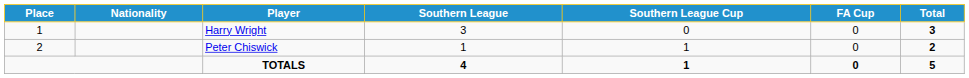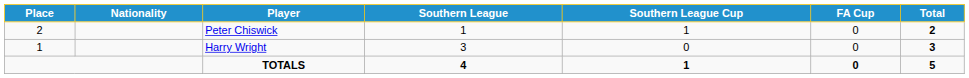rows swapped: (236, 31) <-> (241, 48)
